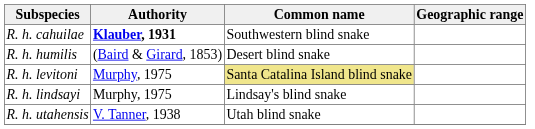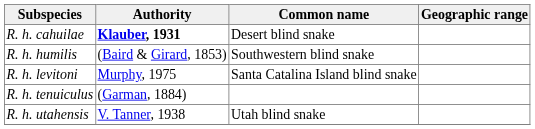(298, 34) Southwestern blind snake -> (283, 34) Desert blind snake
(278, 54) Desert blind snake -> (303, 54) Southwestern blind snake
(319, 74) khaki background -> (324, 74) no background
- row: (43, 94)
+ row: (50, 94)
